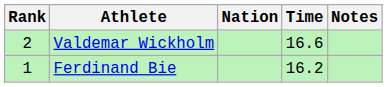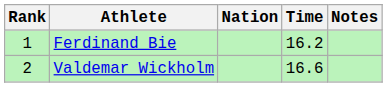rows swapped: (115, 69) <-> (134, 43)
